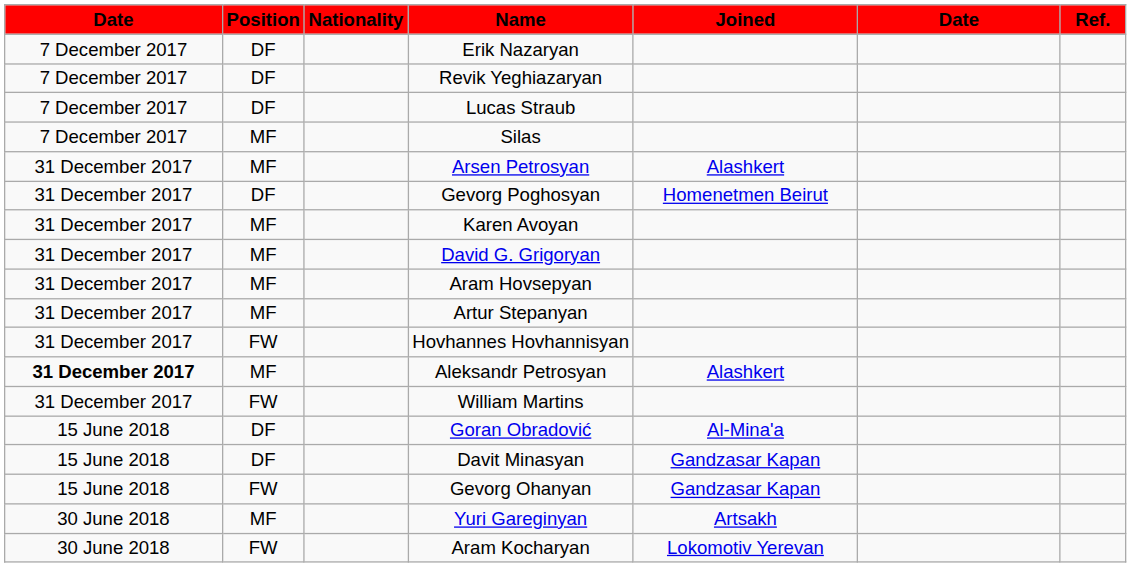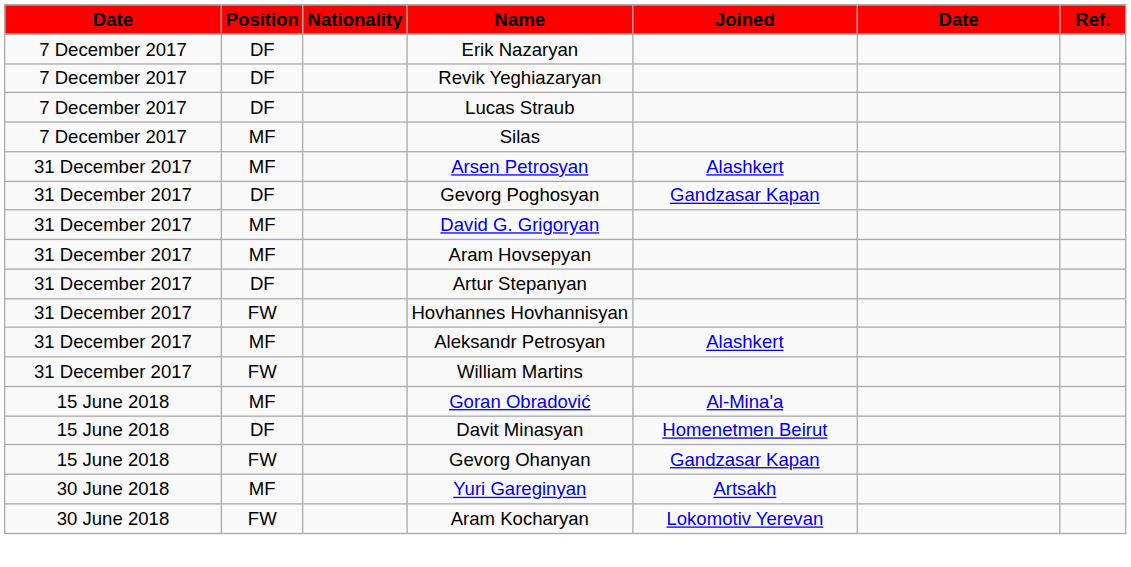(745, 196) Homenetmen Beirut -> (745, 196) Gandzasar Kapan
- row: (521, 225)
(263, 313) MF -> (262, 284) DF
(113, 372) bold -> (113, 343) normal
(263, 431) DF -> (262, 401) MF
(745, 460) Gandzasar Kapan -> (745, 431) Homenetmen Beirut
